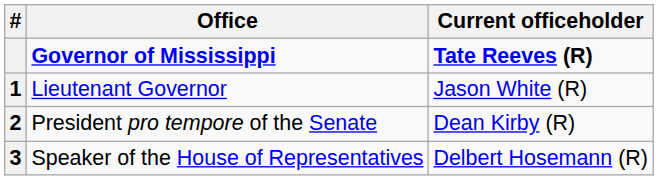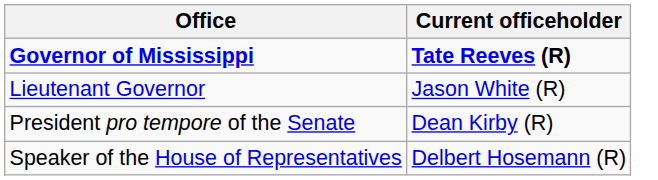- column: (16, 21)
